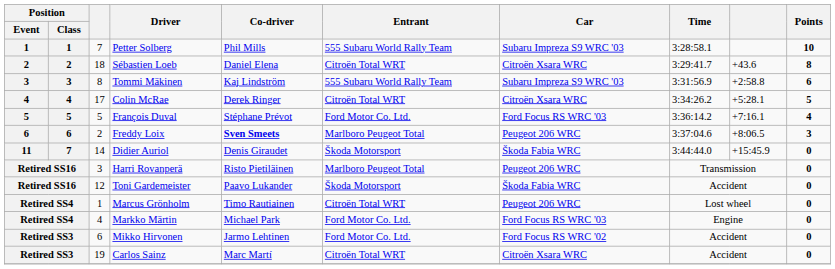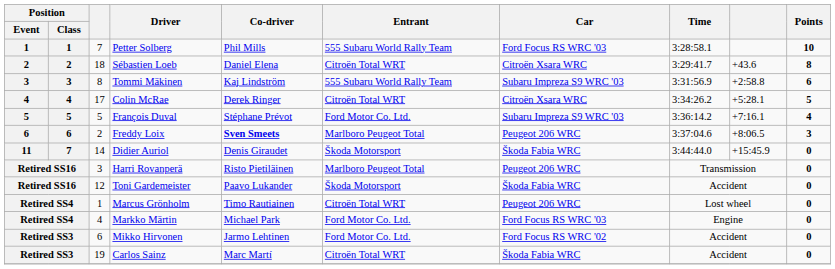(563, 47) Subaru Impreza S9 WRC '03 -> (554, 47) Ford Focus RS WRC '03
(554, 116) Ford Focus RS WRC '03 -> (563, 116) Subaru Impreza S9 WRC '03
(545, 254) Citroën Xsara WRC -> (541, 254) Škoda Fabia WRC
